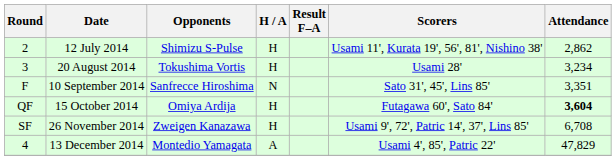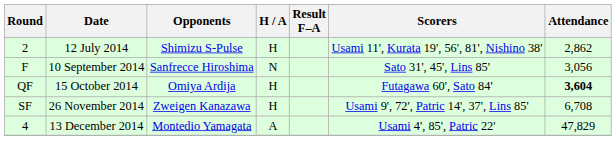- row: (96, 67)
(578, 86) 3,351 -> (578, 67) 3,056
